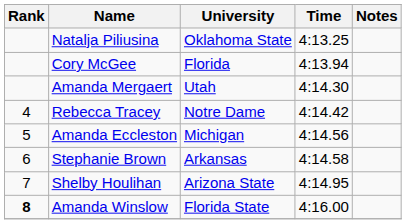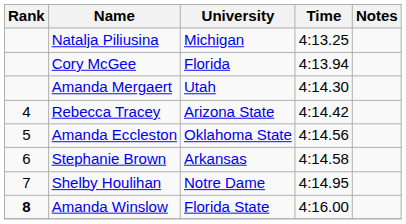(238, 40) Oklahoma State -> (214, 40) Michigan
(225, 111) Notre Dame -> (229, 111) Arizona State
(214, 135) Michigan -> (238, 135) Oklahoma State
(229, 183) Arizona State -> (225, 183) Notre Dame
